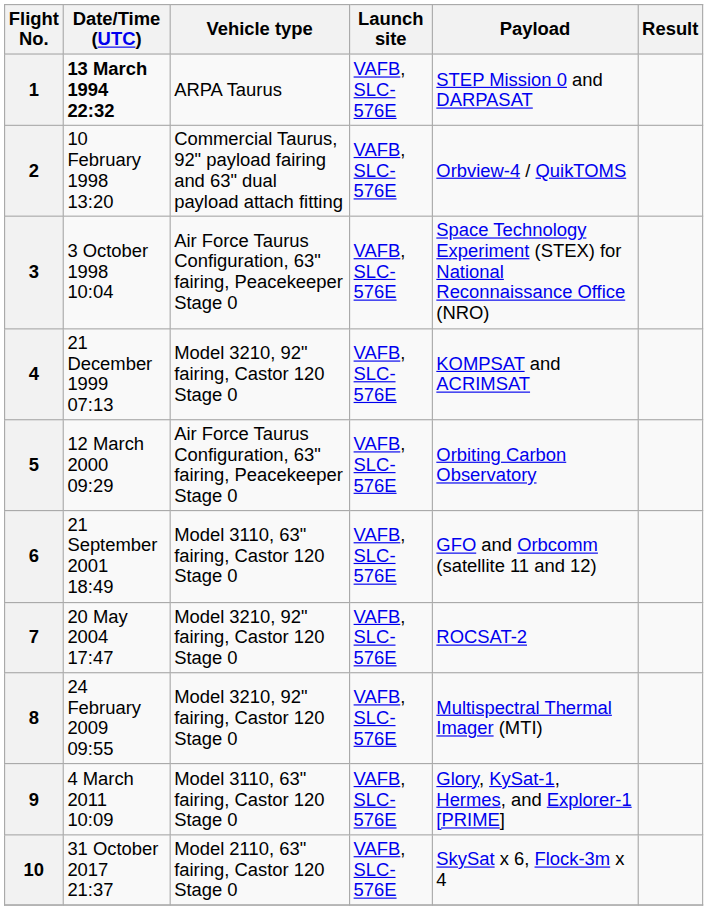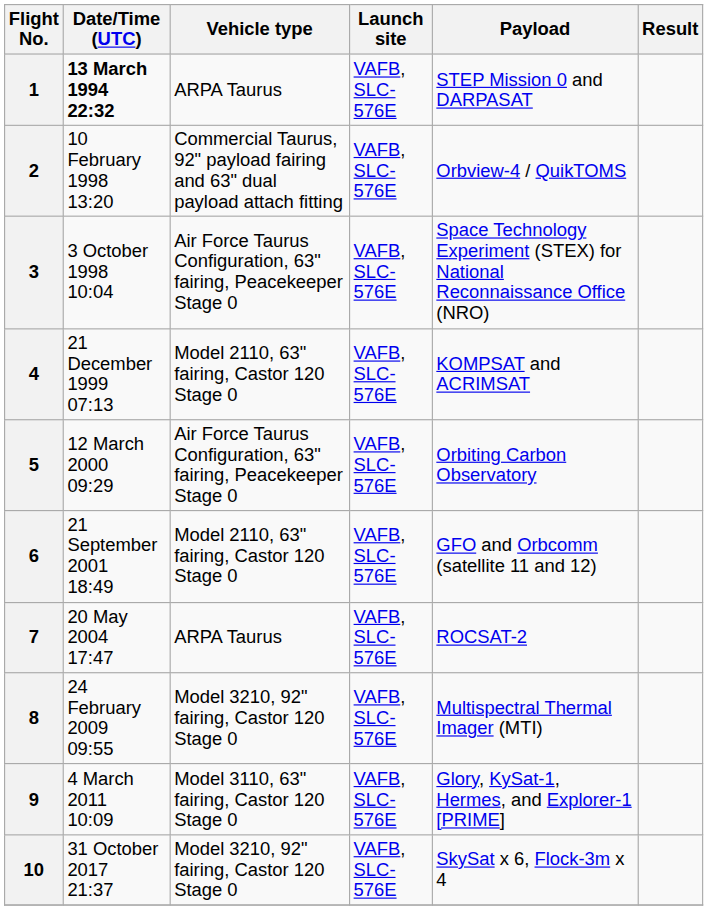(249, 373) Model 3210, 92" fairing, Castor 120 Stage 0 -> (249, 373) Model 2110, 63" fairing, Castor 120 Stage 0
(249, 556) Model 3110, 63" fairing, Castor 120 Stage 0 -> (249, 556) Model 2110, 63" fairing, Castor 120 Stage 0
(249, 637) Model 3210, 92" fairing, Castor 120 Stage 0 -> (228, 637) ARPA Taurus
(249, 869) Model 2110, 63" fairing, Castor 120 Stage 0 -> (249, 869) Model 3210, 92" fairing, Castor 120 Stage 0
